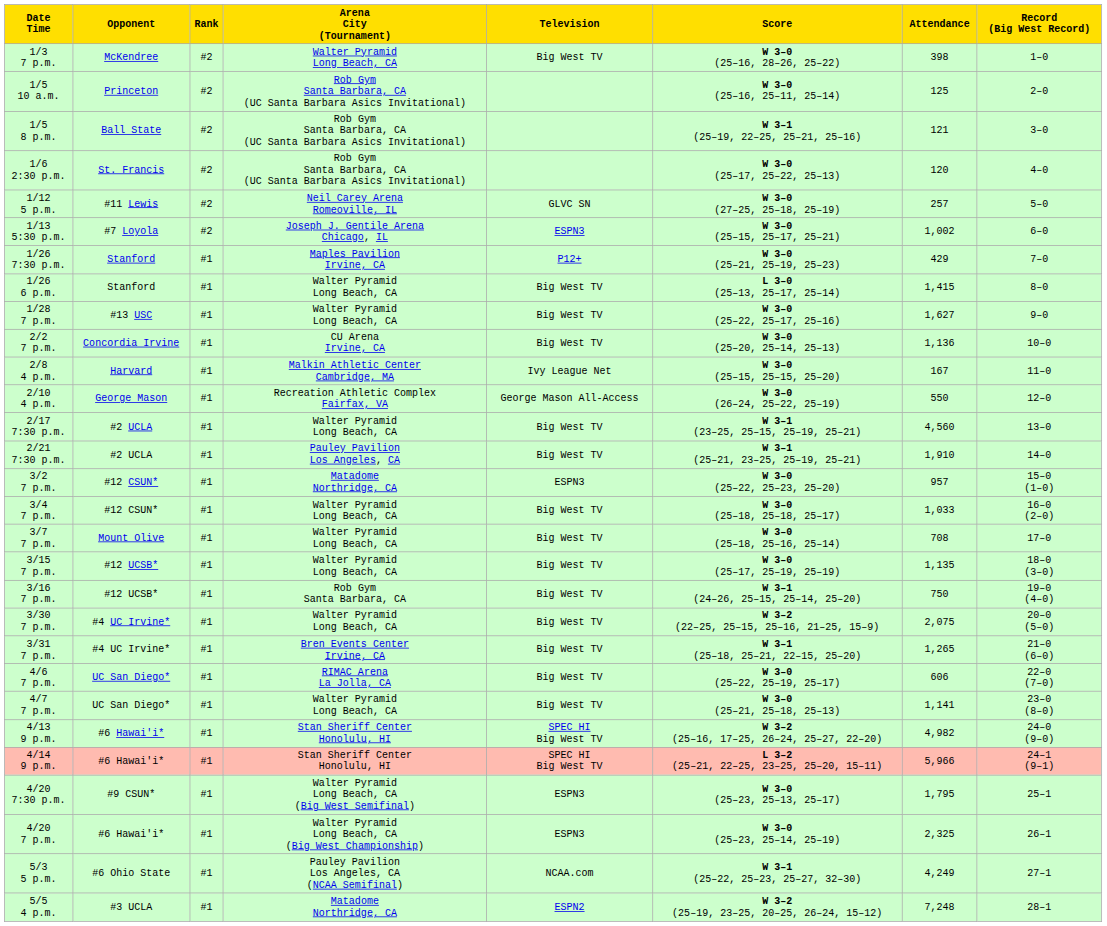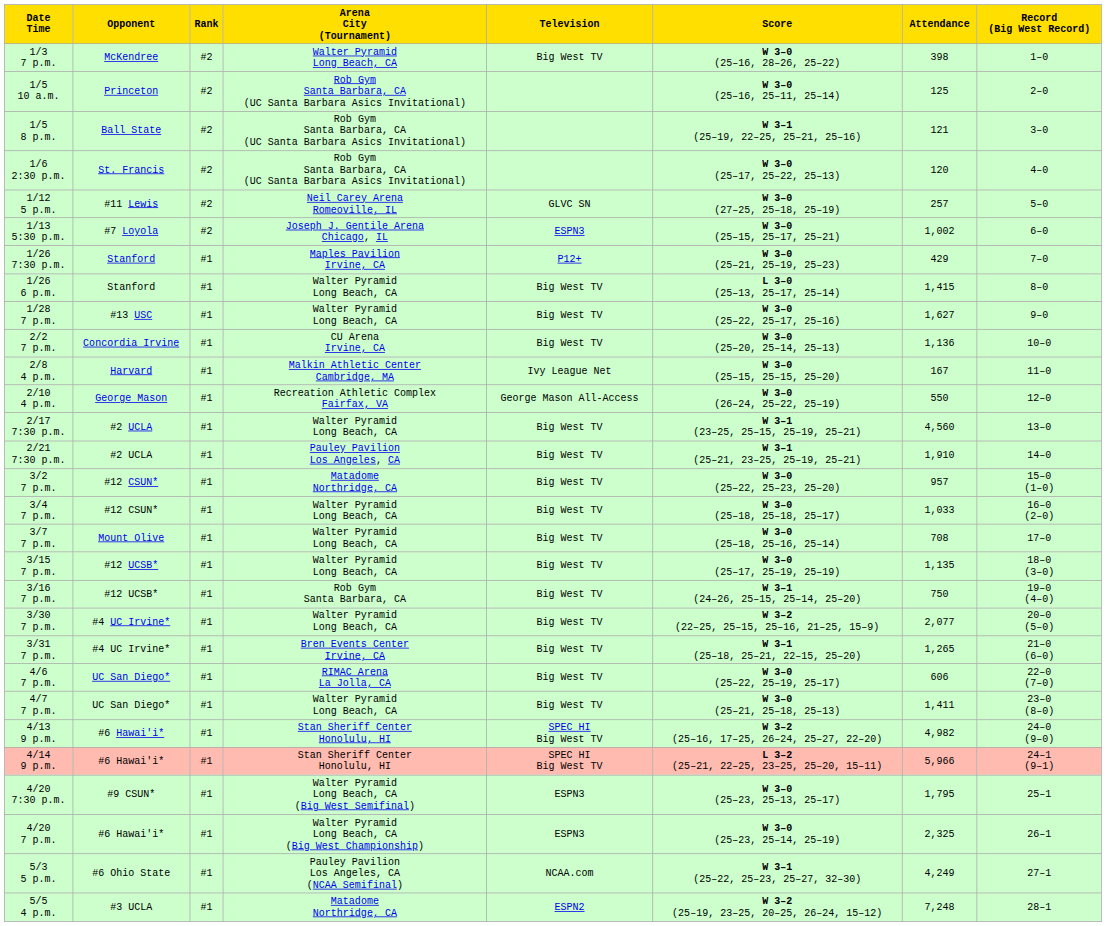(570, 482) ESPN3 -> (570, 482) Big West TV
(940, 622) 2,075 -> (940, 622) 2,077
(940, 705) 1,141 -> (940, 705) 1,411
